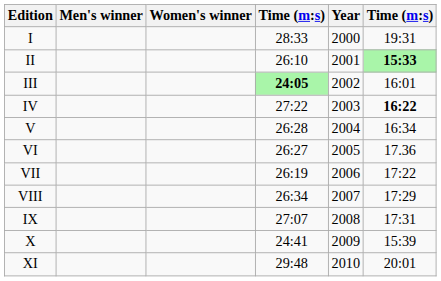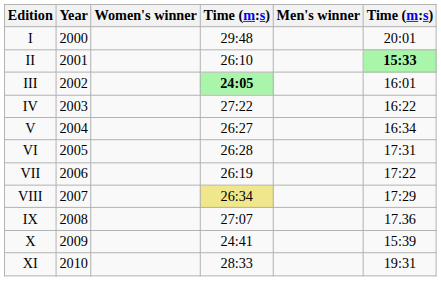columns swapped: (346, 15) <-> (101, 15)
(292, 38) 28:33 -> (237, 38) 29:48
(400, 38) 19:31 -> (400, 38) 20:01
(400, 106) bold -> (400, 106) normal
(292, 128) 26:28 -> (237, 128) 26:27
(292, 151) 26:27 -> (237, 151) 26:28
(400, 151) 17.36 -> (400, 151) 17:31
(292, 196) no background -> (237, 196) khaki background
(400, 219) 17:31 -> (400, 219) 17.36
(292, 264) 29:48 -> (237, 264) 28:33
(400, 264) 20:01 -> (400, 264) 19:31
